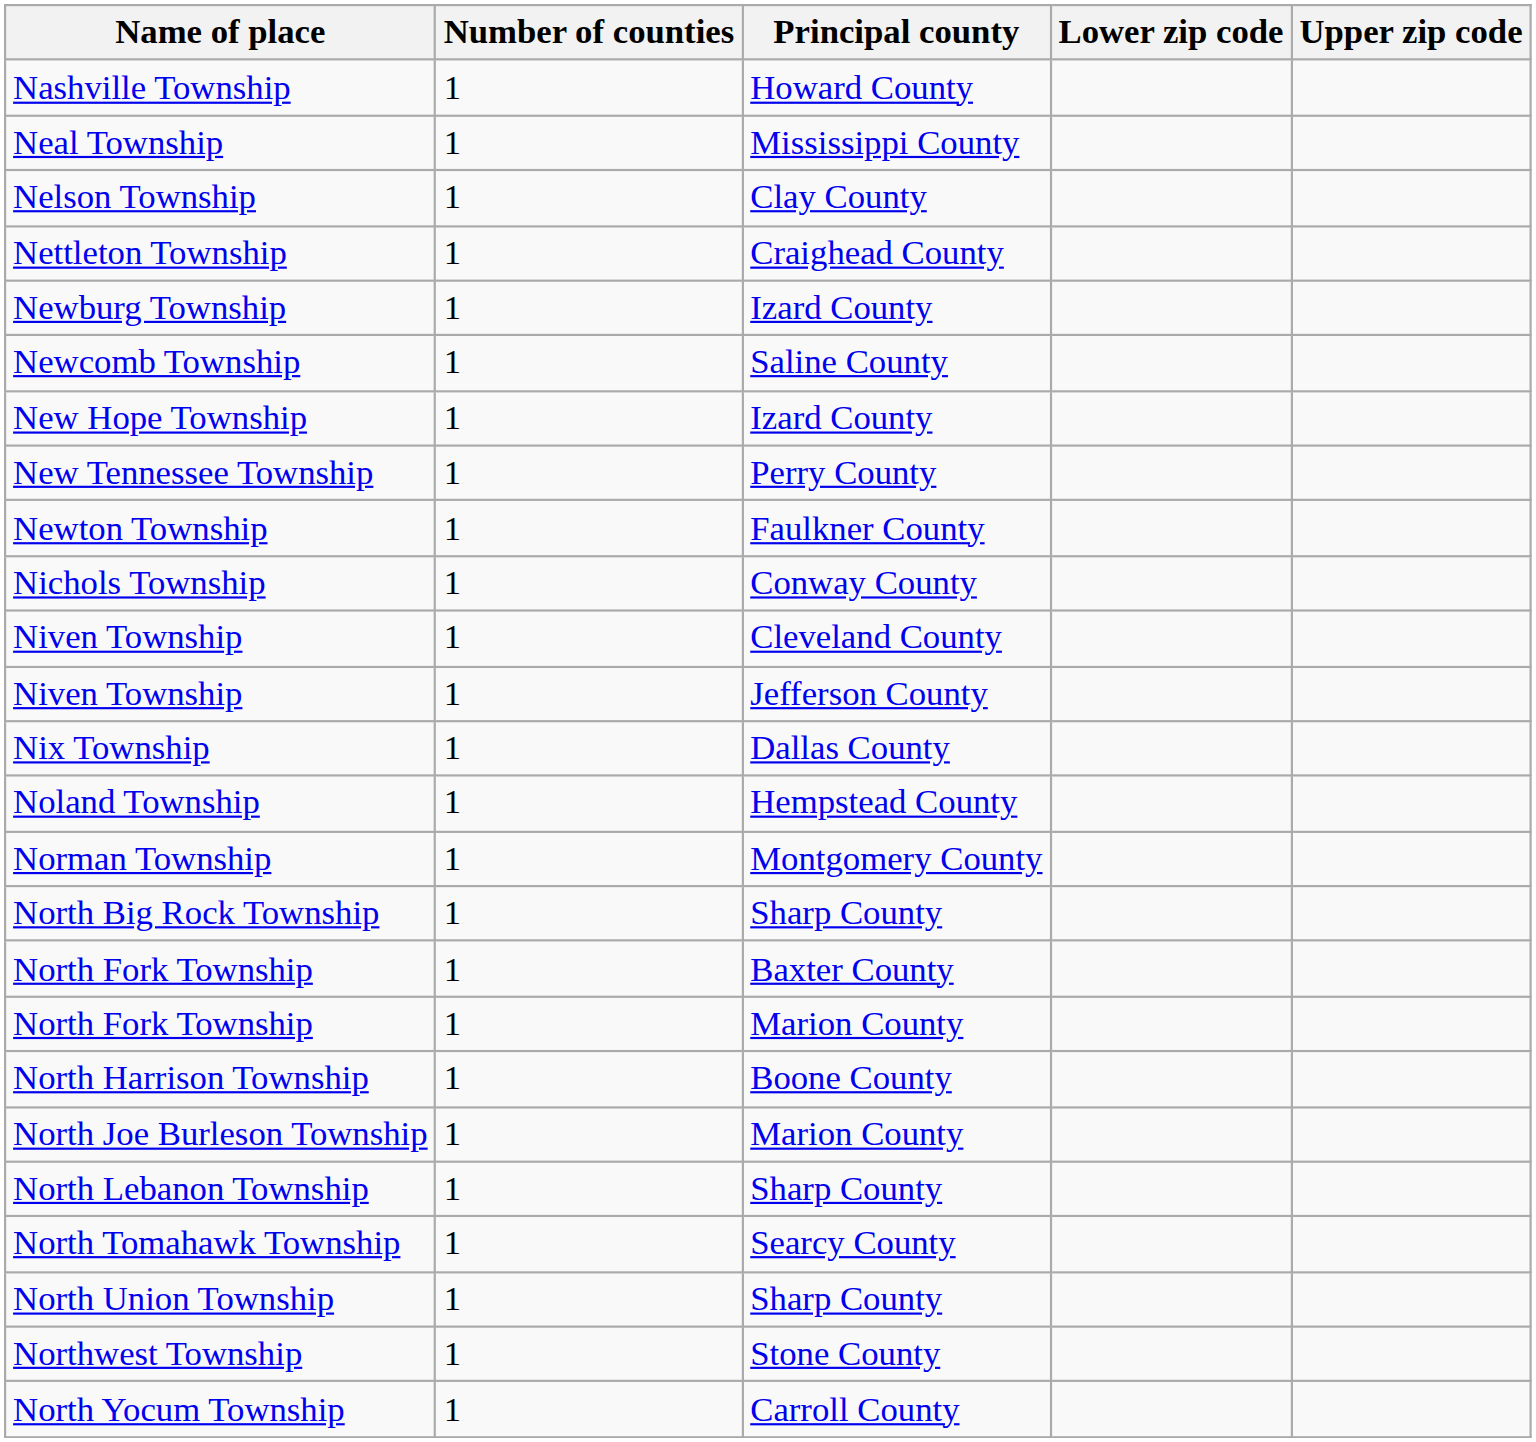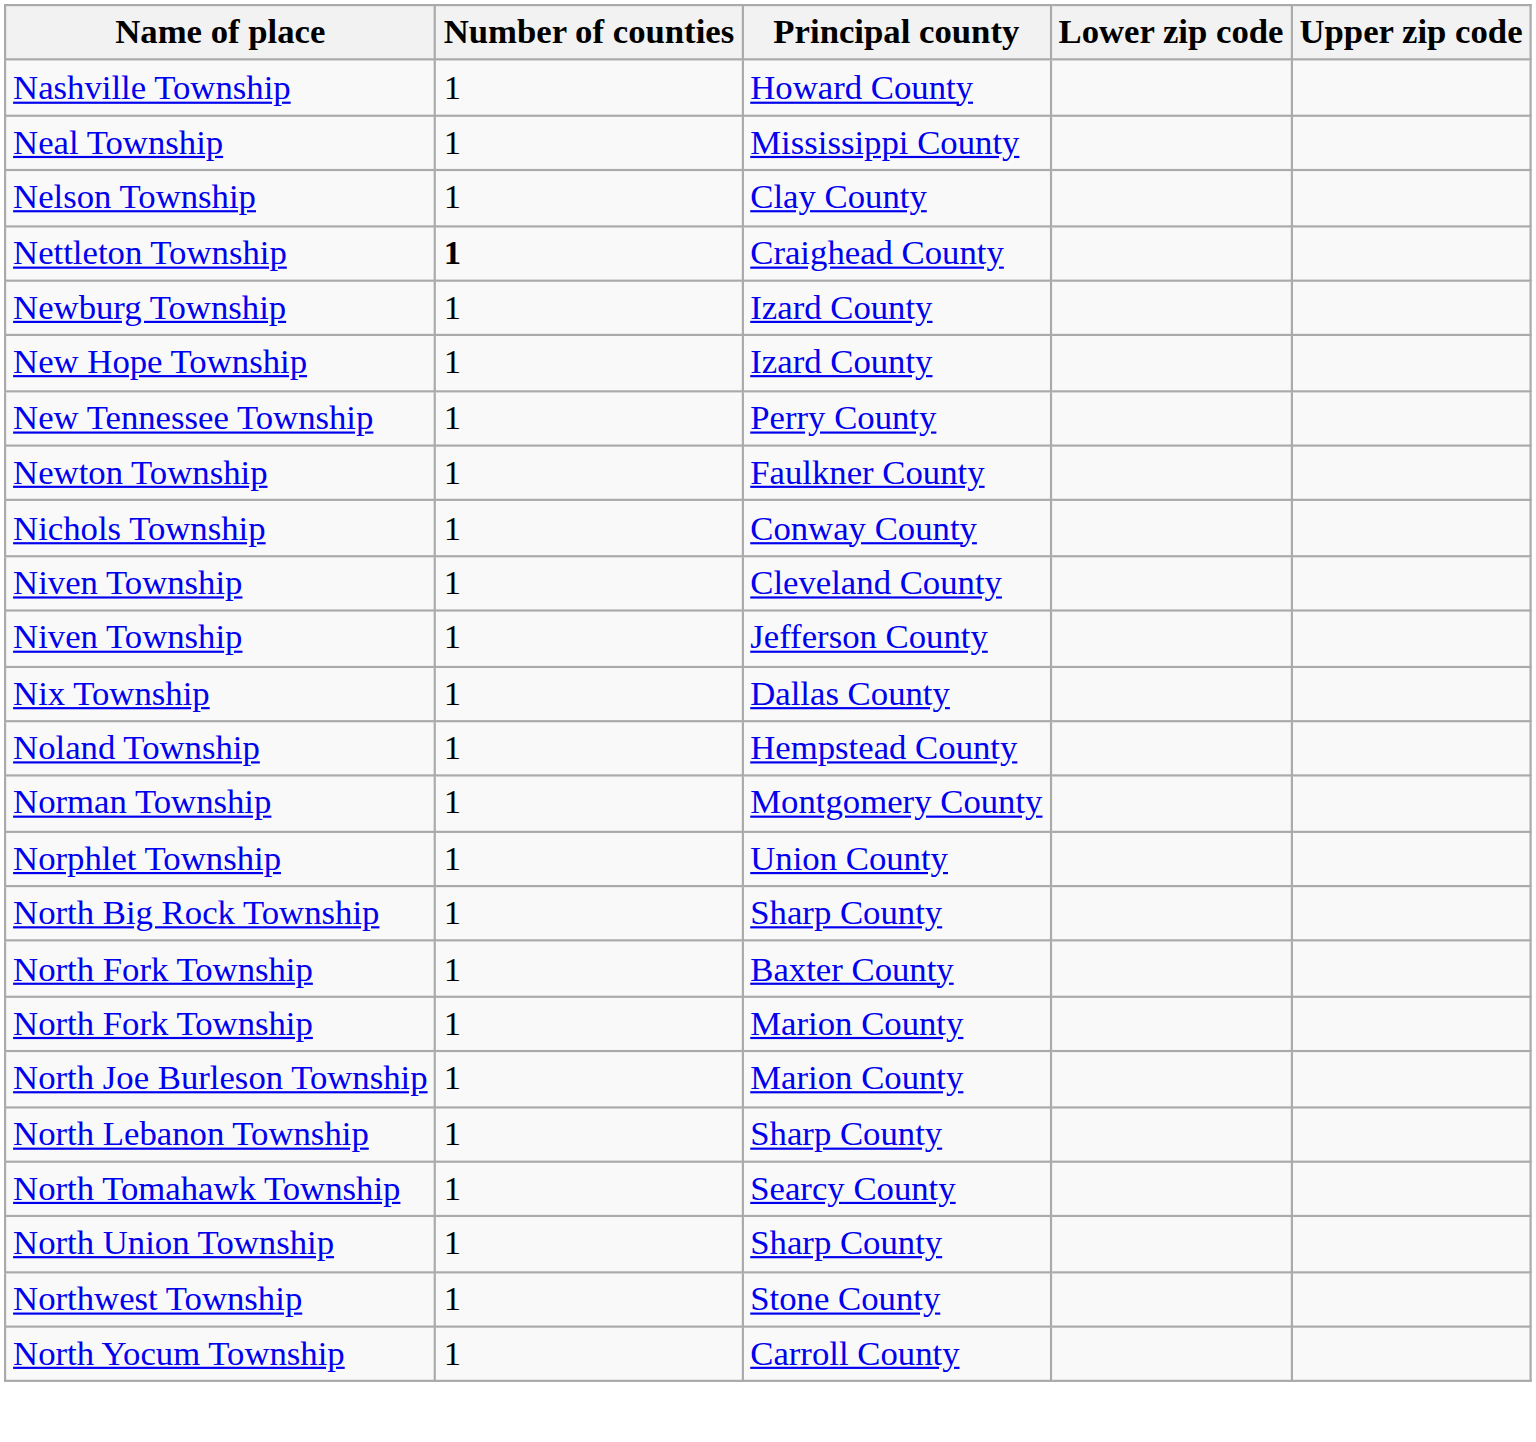(452, 252) normal -> (452, 252) bold
- row: (157, 362)
+ row: (147, 857)
- row: (191, 1078)
